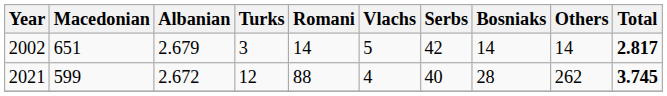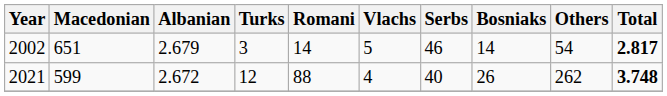(434, 47) 42 -> (434, 47) 46
(564, 47) 14 -> (564, 47) 54
(486, 76) 28 -> (486, 76) 26
(637, 76) 3.745 -> (637, 76) 3.748
